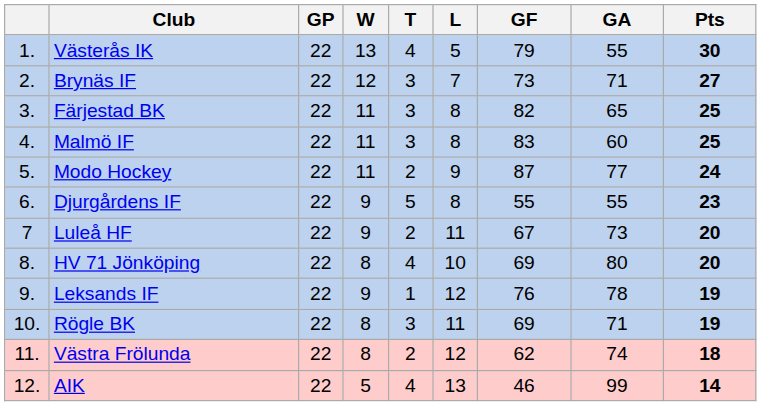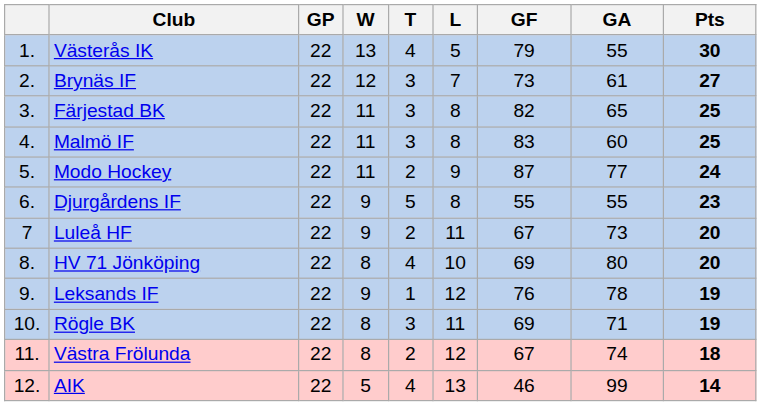(617, 80) 71 -> (617, 80) 61
(524, 354) 62 -> (524, 354) 67
